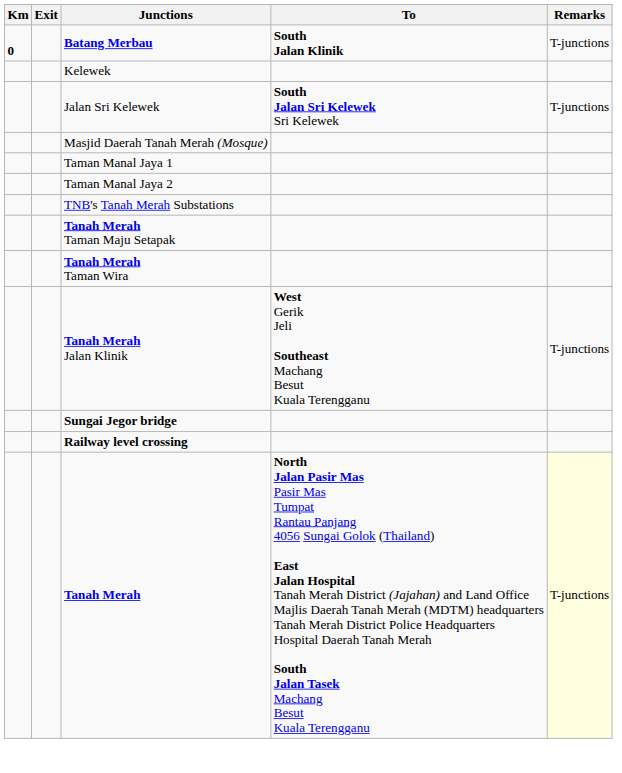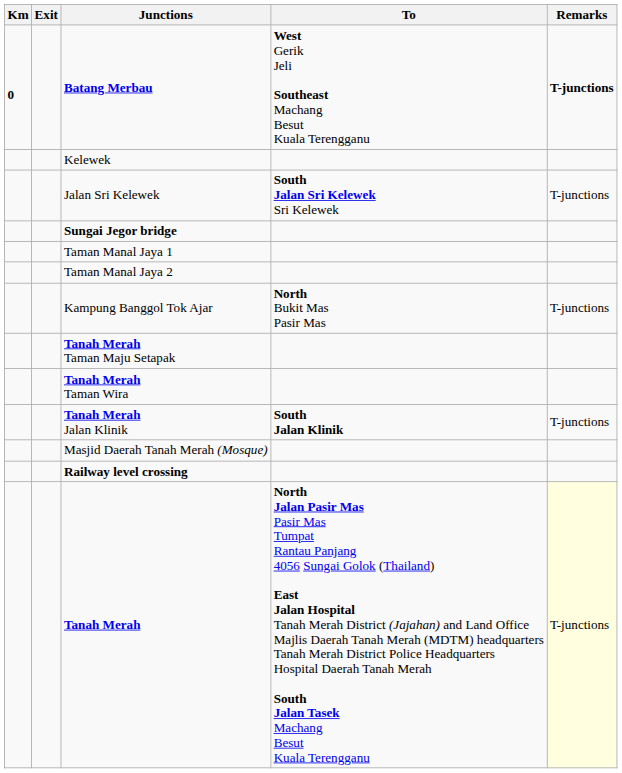(308, 43) South Jalan Klinik -> (322, 87) West Gerik Jeli Southeast Machang Besut Kuala Terengganu
(580, 43) normal -> (582, 87) bold
rows swapped: (120, 420) <-> (166, 142)
- row: (149, 204)
+ row: (138, 308)
(322, 348) West Gerik Jeli Southeast Machang Besut Kuala Terengganu -> (308, 422) South Jalan Klinik
